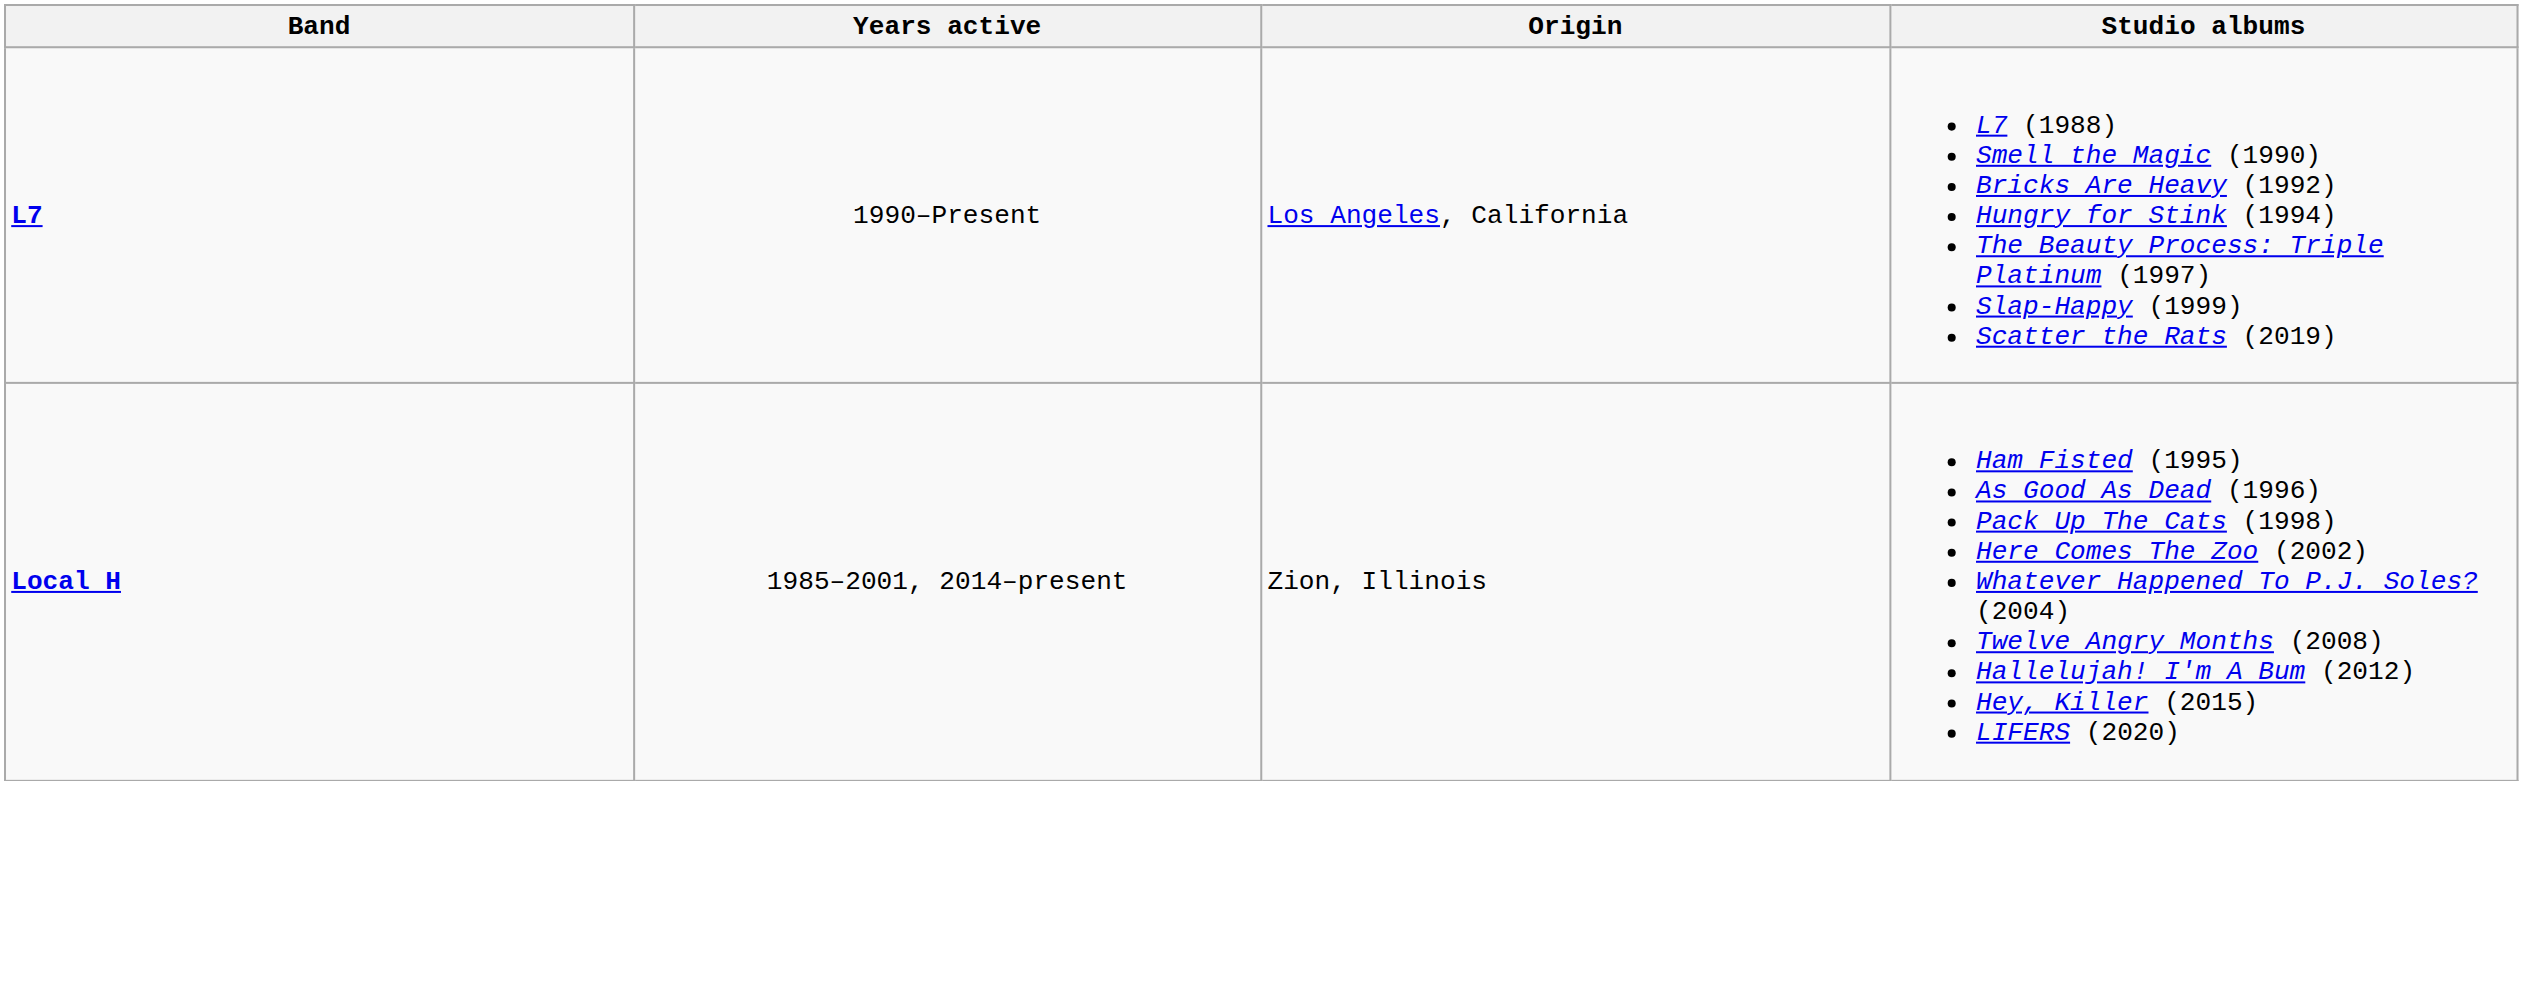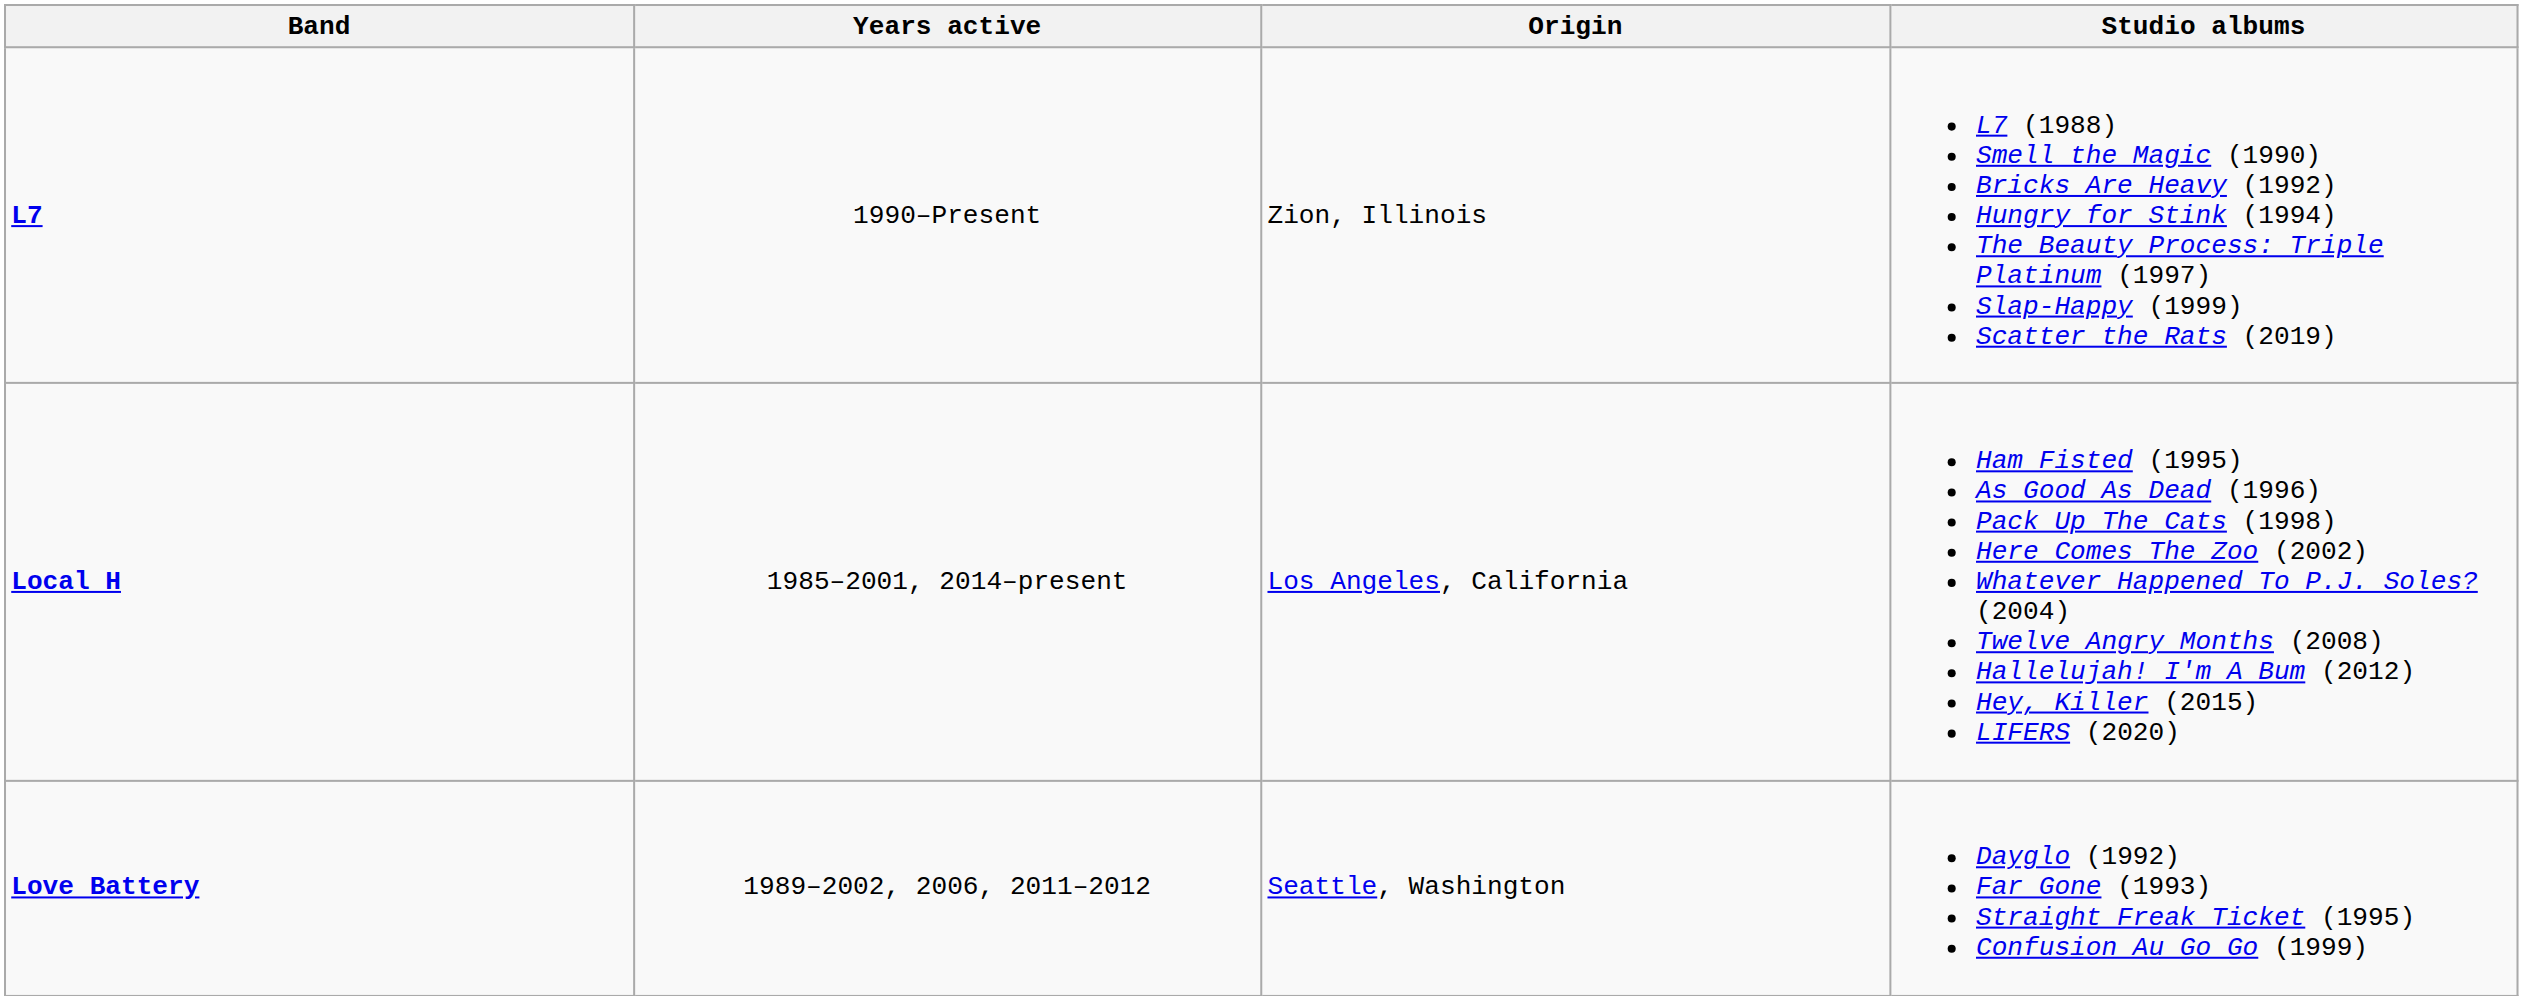(1448, 216) Los Angeles, California -> (1377, 216) Zion, Illinois
(1377, 582) Zion, Illinois -> (1448, 582) Los Angeles, California
+ row: (105, 888)
